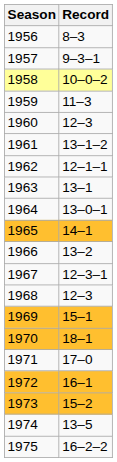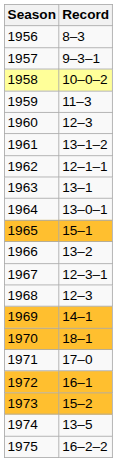(77, 230) 14–1 -> (77, 230) 15–1
(77, 317) 15–1 -> (77, 317) 14–1
